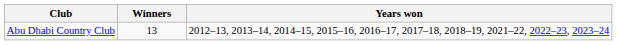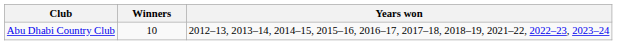(152, 31) 13 -> (152, 31) 10
